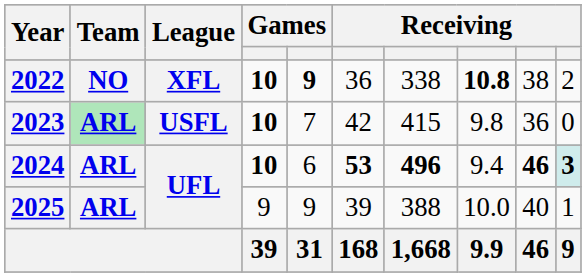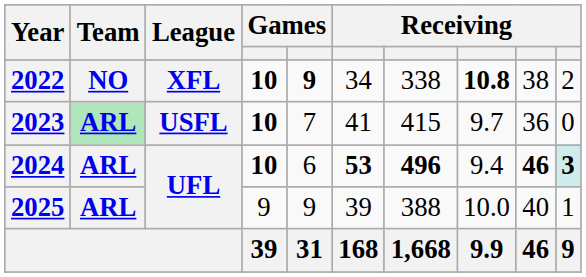(358, 80) 36 -> (358, 80) 34
(358, 122) 42 -> (358, 122) 41
(487, 122) 9.8 -> (487, 122) 9.7
